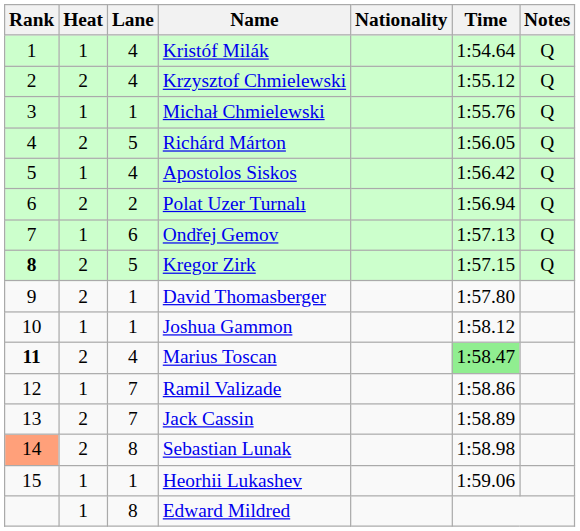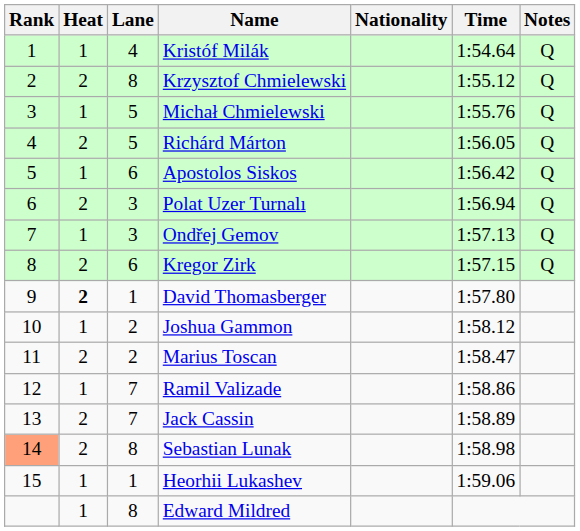(133, 81) 4 -> (133, 81) 8
(133, 111) 1 -> (133, 111) 5
(133, 173) 4 -> (133, 173) 6
(133, 204) 2 -> (133, 204) 3
(133, 234) 6 -> (133, 234) 3
(32, 265) bold -> (32, 265) normal
(133, 265) 5 -> (133, 265) 6
(83, 296) normal -> (83, 296) bold
(133, 326) 1 -> (133, 326) 2
(32, 357) bold -> (32, 357) normal
(133, 357) 4 -> (133, 357) 2
(486, 357) lightgreen background -> (486, 357) no background
